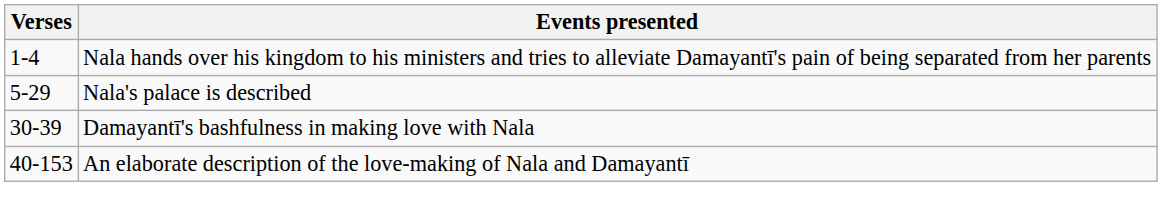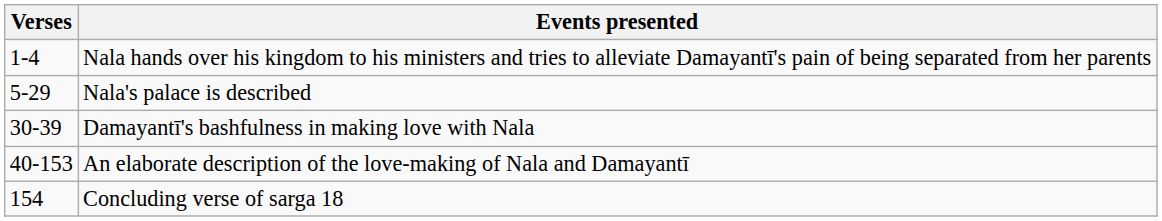+ row: (213, 198)
